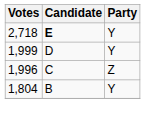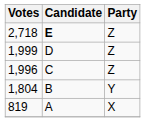(111, 32) Y -> (111, 32) Z
(111, 51) Y -> (111, 51) Z
+ row: (18, 107)
